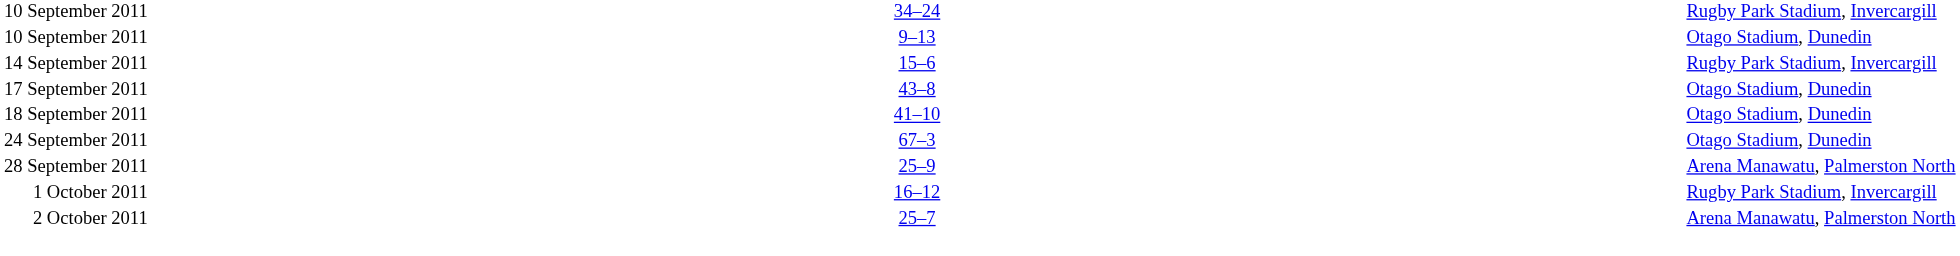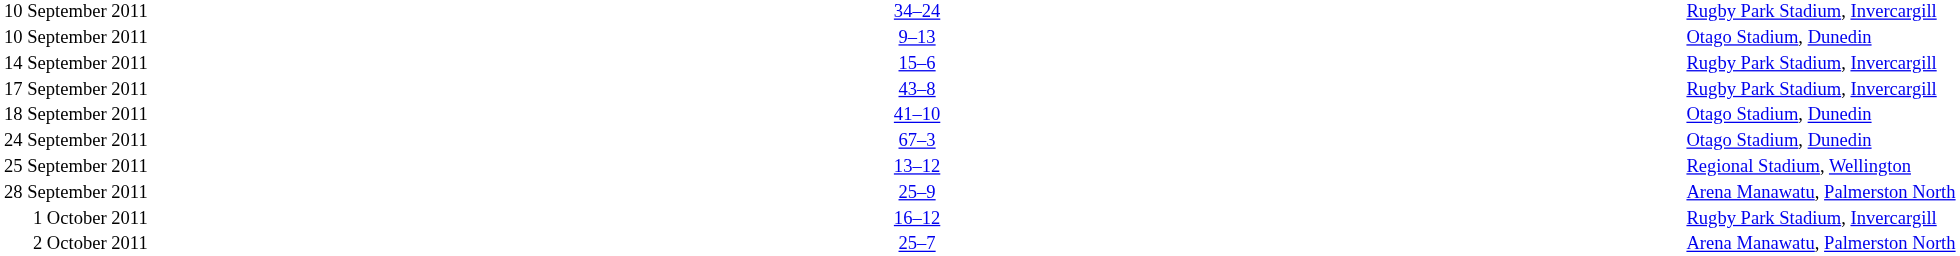(1779, 88) Otago Stadium, Dunedin -> (1812, 88) Rugby Park Stadium, Invercargill
+ row: (76, 166)
